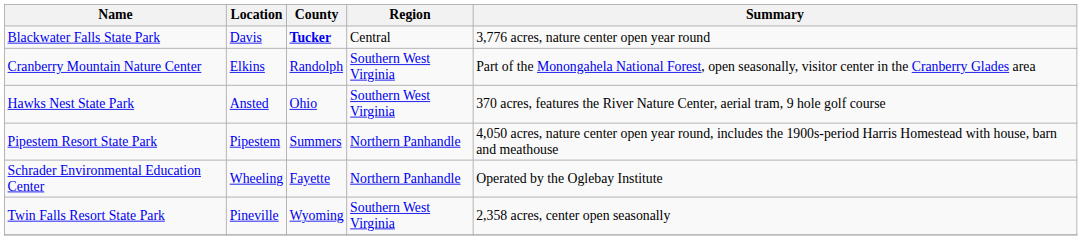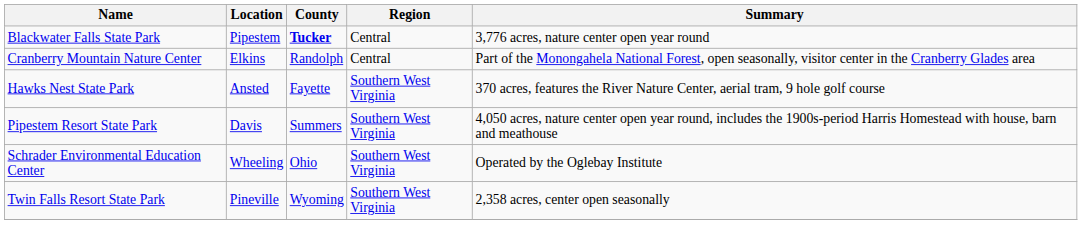(246, 37) Davis -> (255, 37) Pipestem
(390, 66) Southern West Virginia -> (371, 59) Central
(303, 104) Ohio -> (310, 88) Fayette
(255, 141) Pipestem -> (246, 125) Davis
(405, 141) Northern Panhandle -> (390, 125) Southern West Virginia
(310, 178) Fayette -> (303, 163) Ohio
(405, 178) Northern Panhandle -> (390, 163) Southern West Virginia
